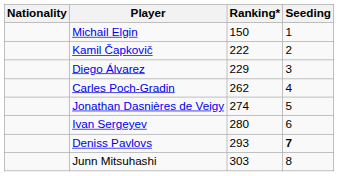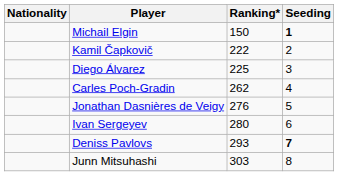(289, 32) normal -> (289, 32) bold
(239, 69) 229 -> (239, 69) 225
(239, 106) 274 -> (239, 106) 276
